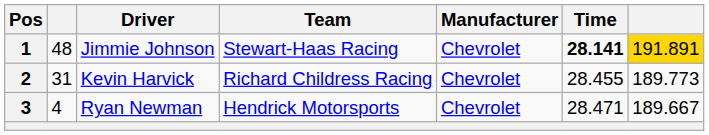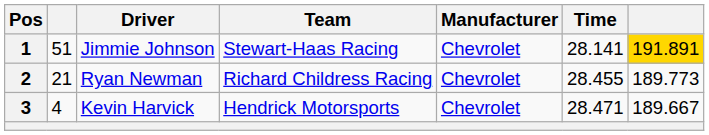(62, 49) 48 -> (62, 49) 51
(595, 49) bold -> (595, 49) normal
(62, 78) 31 -> (62, 78) 21
(137, 78) Kevin Harvick -> (142, 78) Ryan Newman
(142, 108) Ryan Newman -> (137, 108) Kevin Harvick
